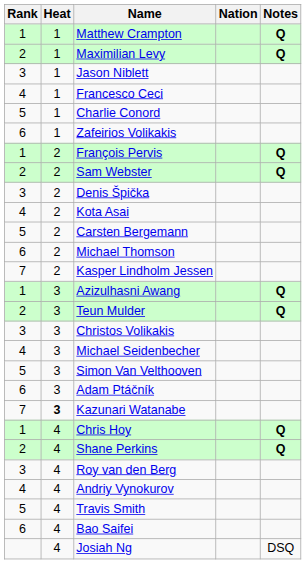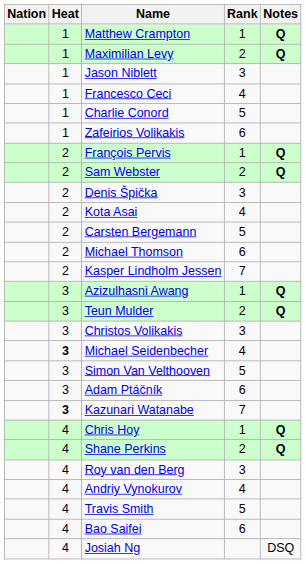columns swapped: (23, 14) <-> (238, 14)
(57, 350) normal -> (65, 350) bold
